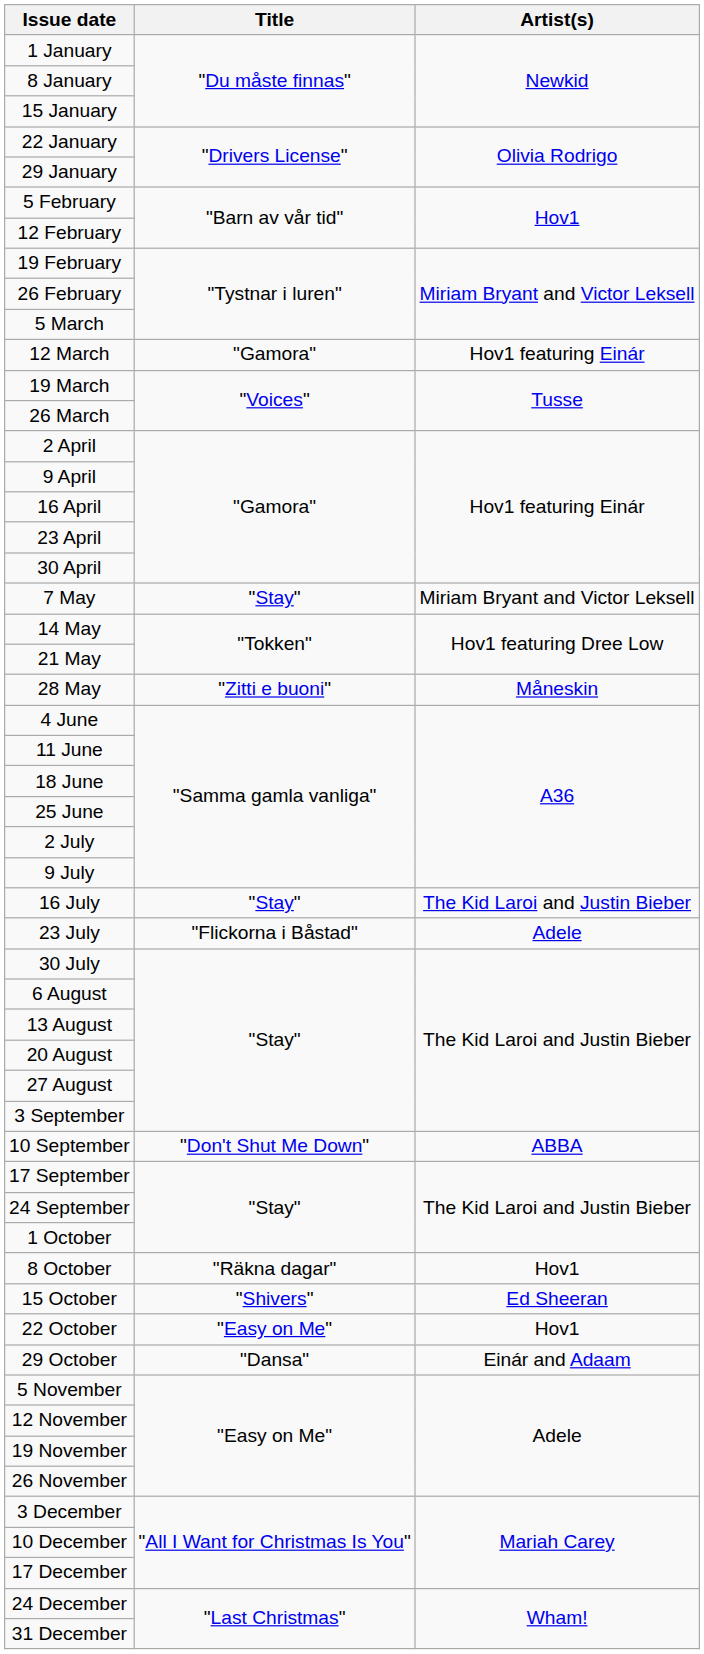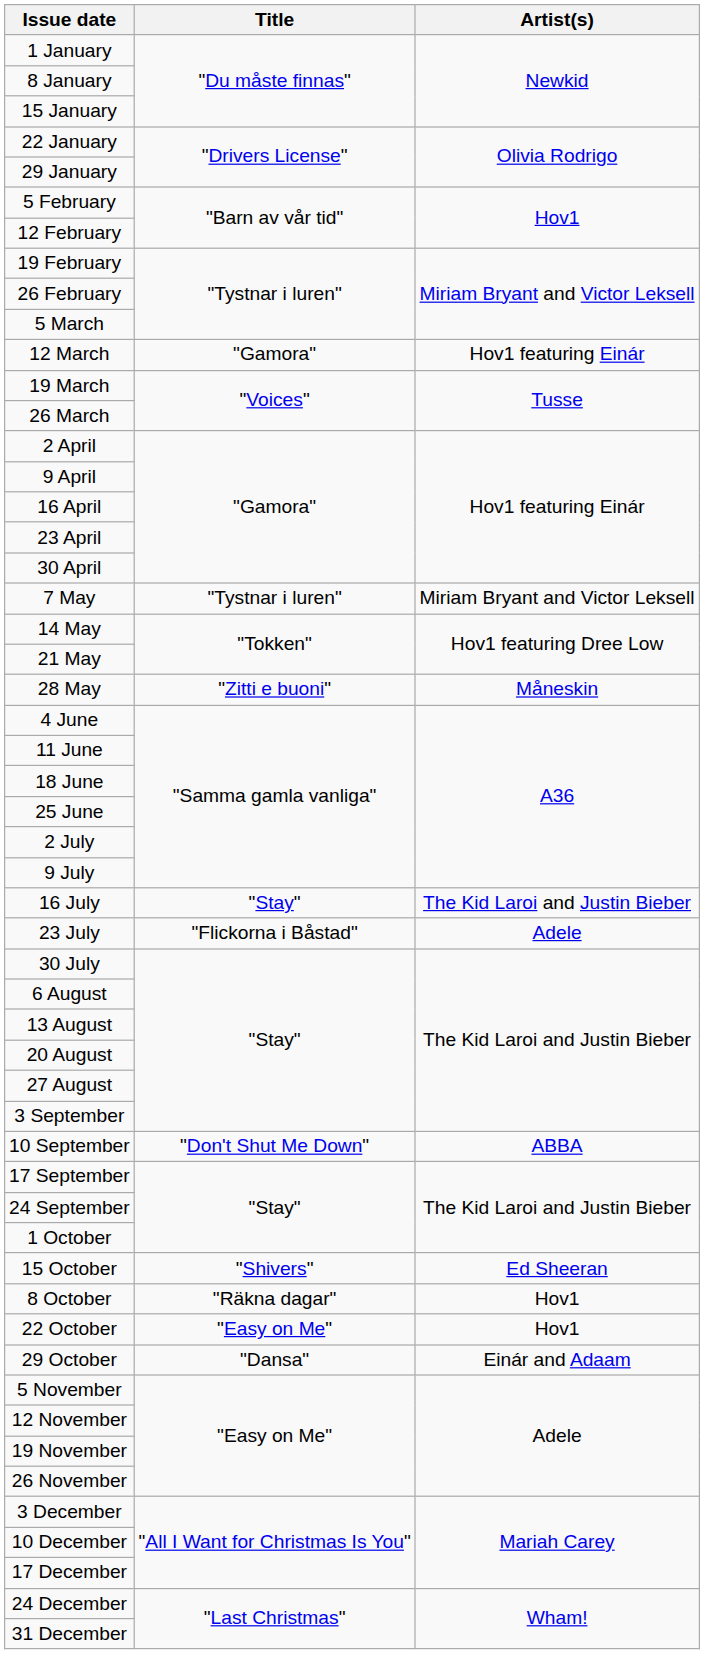(275, 598) "Stay" -> (275, 598) "Tystnar i luren"
rows swapped: (69, 1268) <-> (69, 1298)
